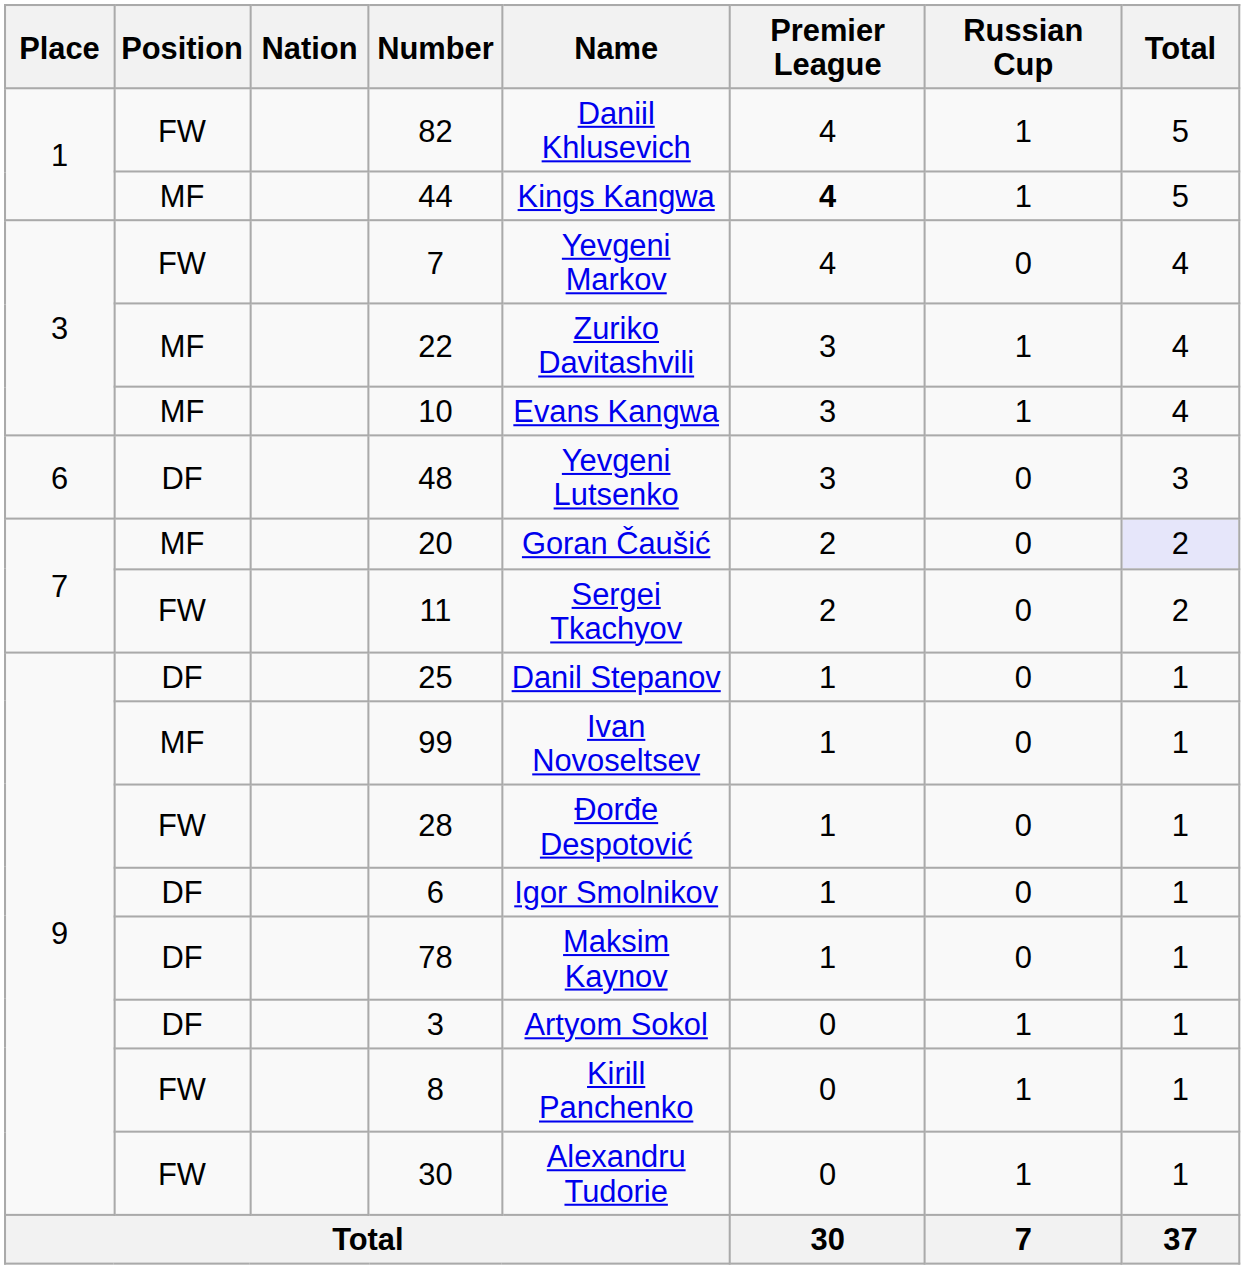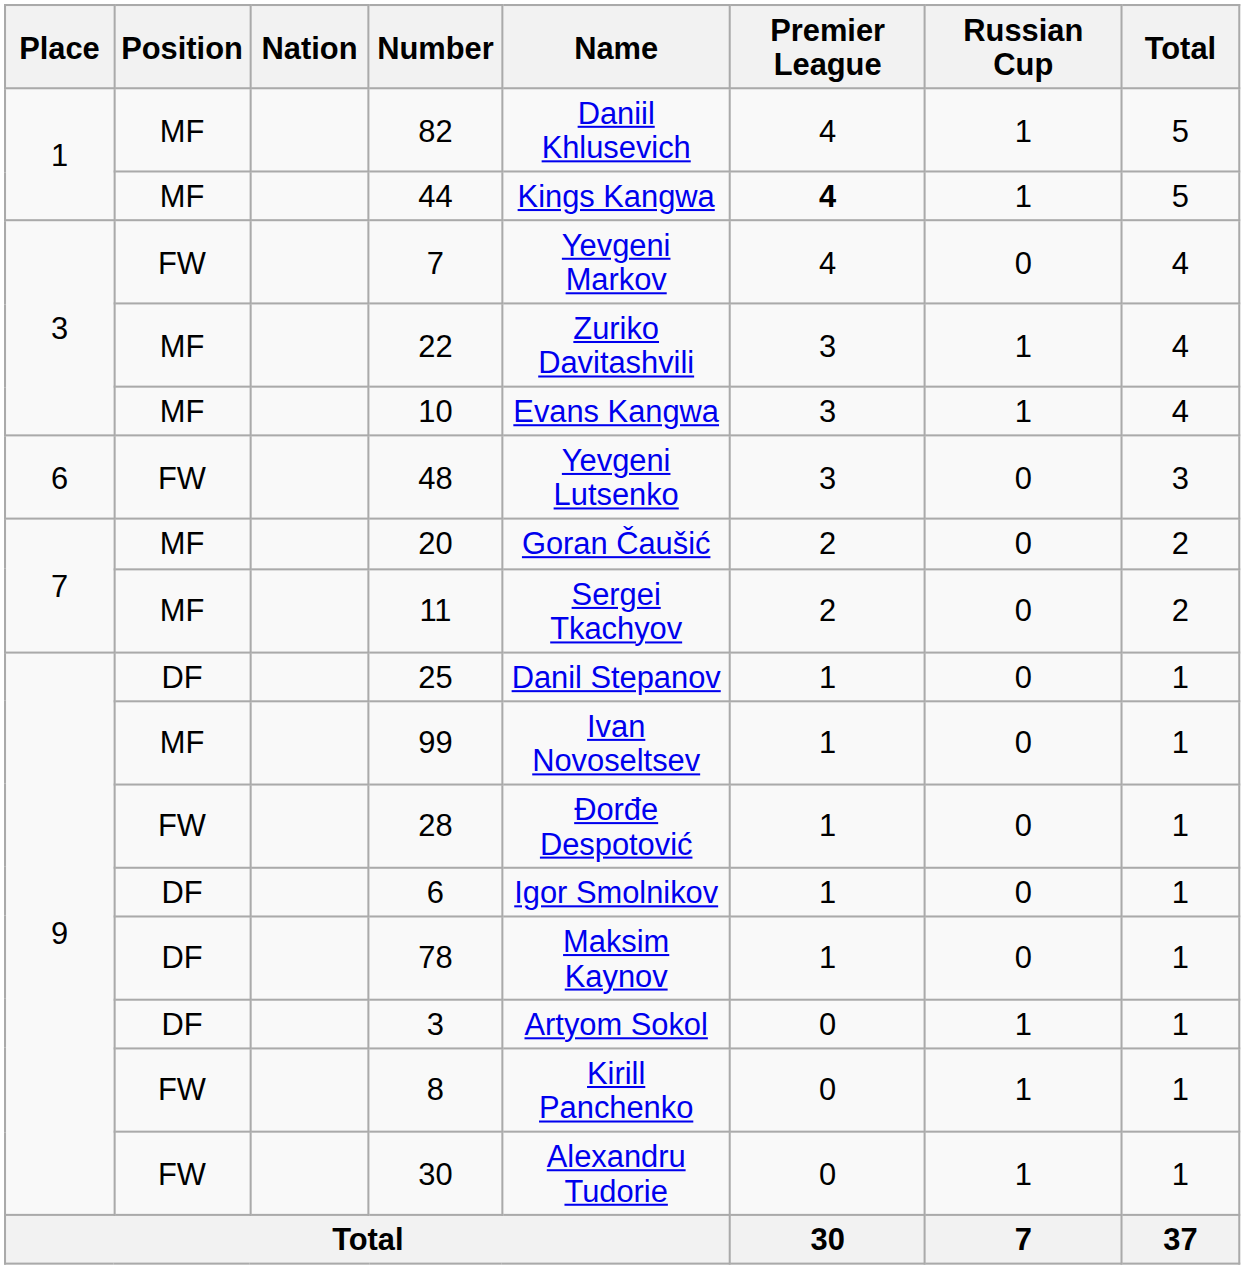(182, 130) FW -> (182, 130) MF
(182, 478) DF -> (182, 478) FW
(1180, 544) lavender background -> (1180, 544) no background
(182, 610) FW -> (182, 610) MF
